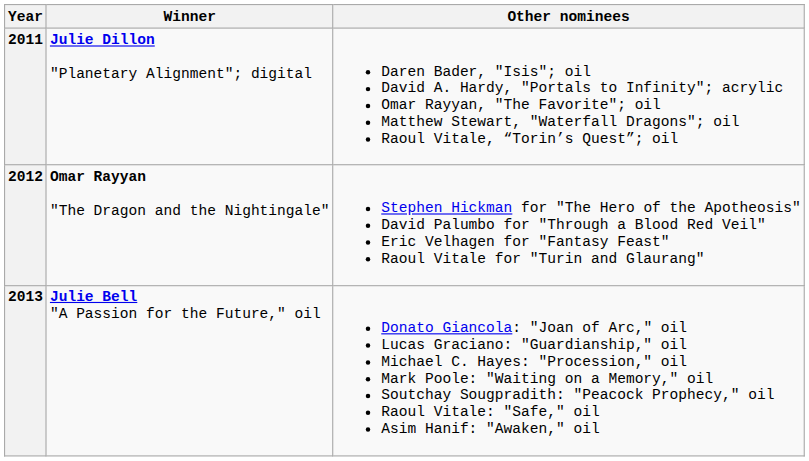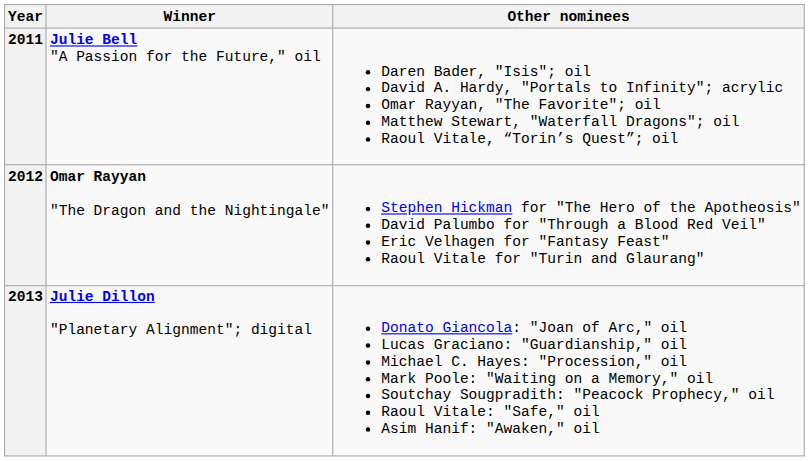(181, 57) Julie Dillon "Planetary Alignment"; digital -> (185, 49) Julie Bell "A Passion for the Future," oil
(185, 305) Julie Bell "A Passion for the Future," oil -> (181, 314) Julie Dillon "Planetary Alignment"; digital
